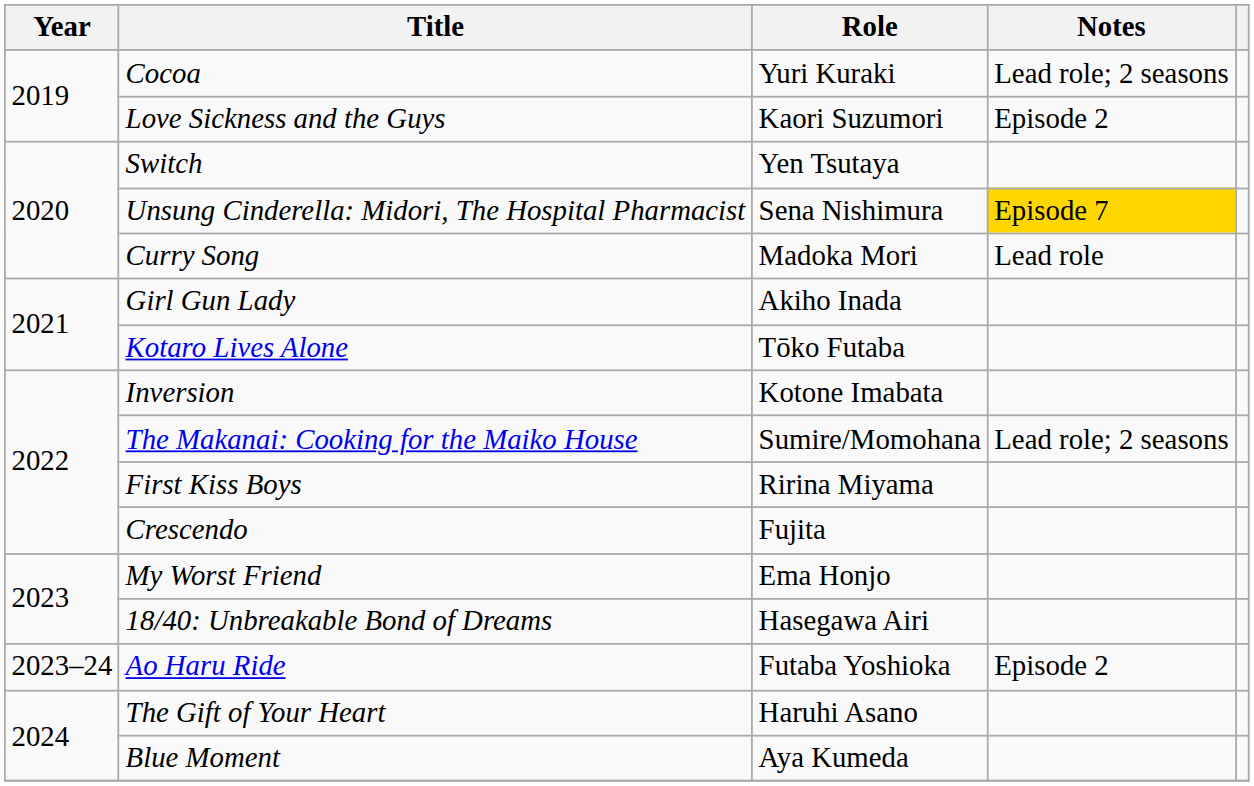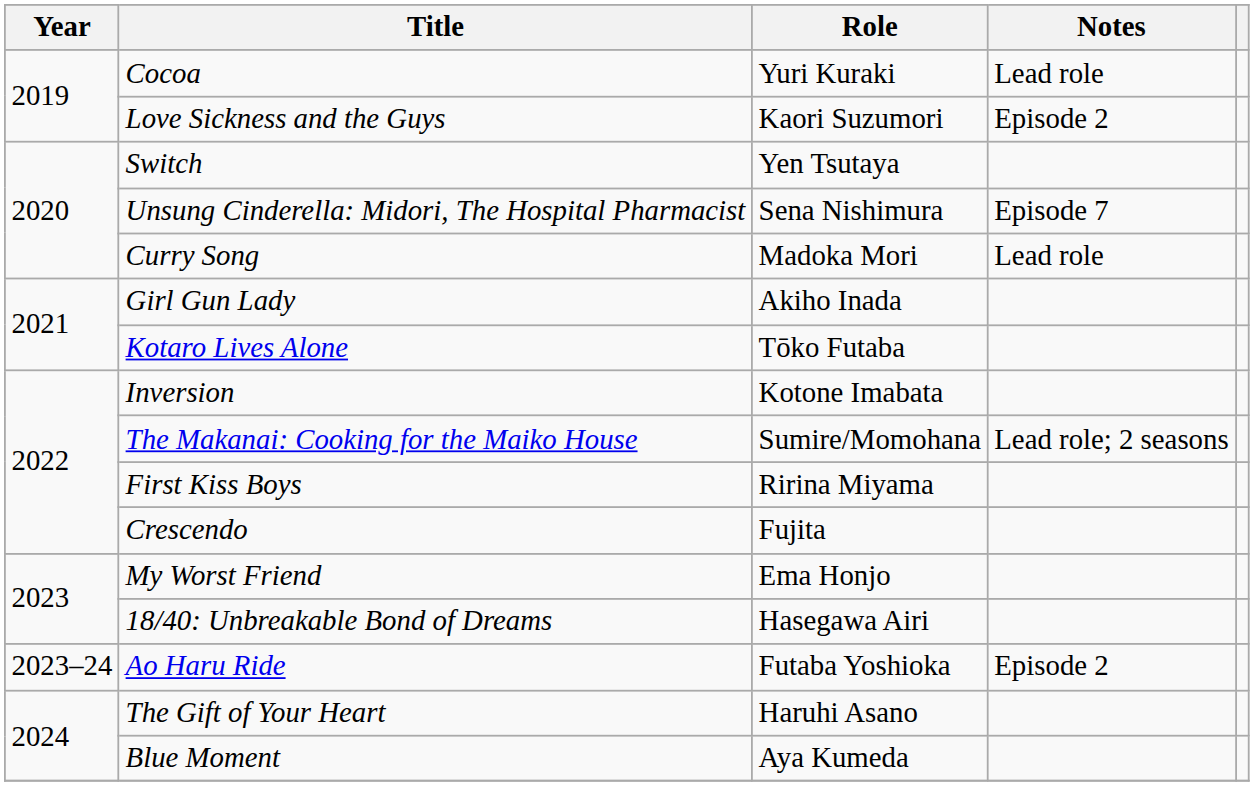(1111, 73) Lead role; 2 seasons -> (1049, 73) Lead role
(1051, 210) gold background -> (1051, 210) no background
